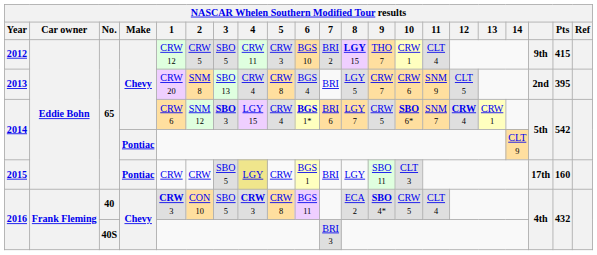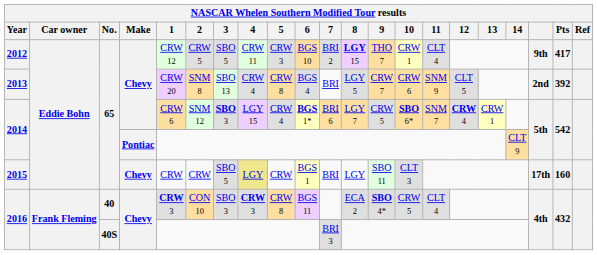(563, 54) 415 -> (563, 54) 417
(563, 84) 395 -> (563, 84) 392
(138, 174) Pontiac -> (138, 174) Chevy
(226, 204) SBO 5 -> (226, 204) SBO 3
